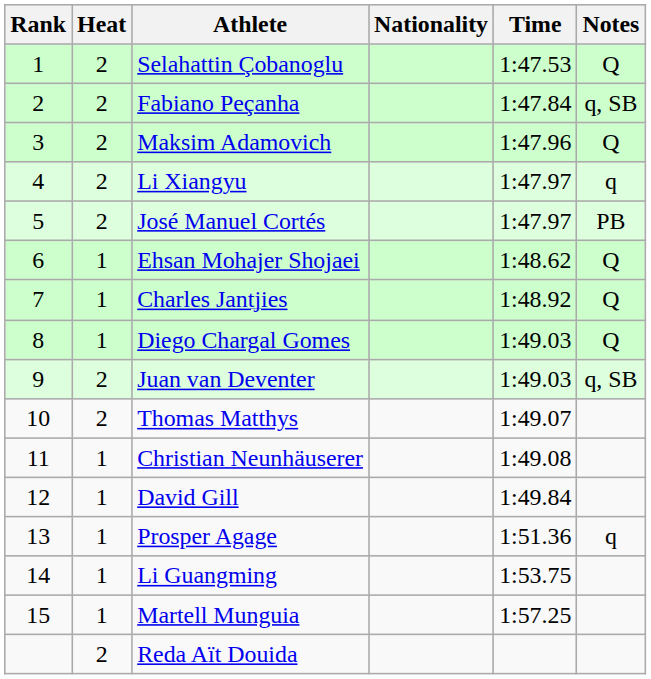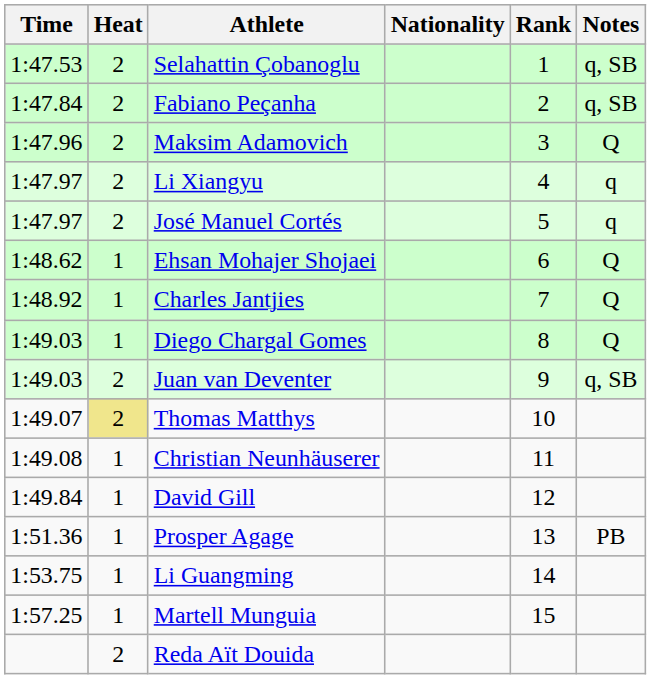columns swapped: (38, 24) <-> (535, 24)
(611, 63) Q -> (611, 63) q, SB
(611, 221) PB -> (611, 221) q
(102, 417) no background -> (118, 417) khaki background
(611, 535) q -> (611, 535) PB
